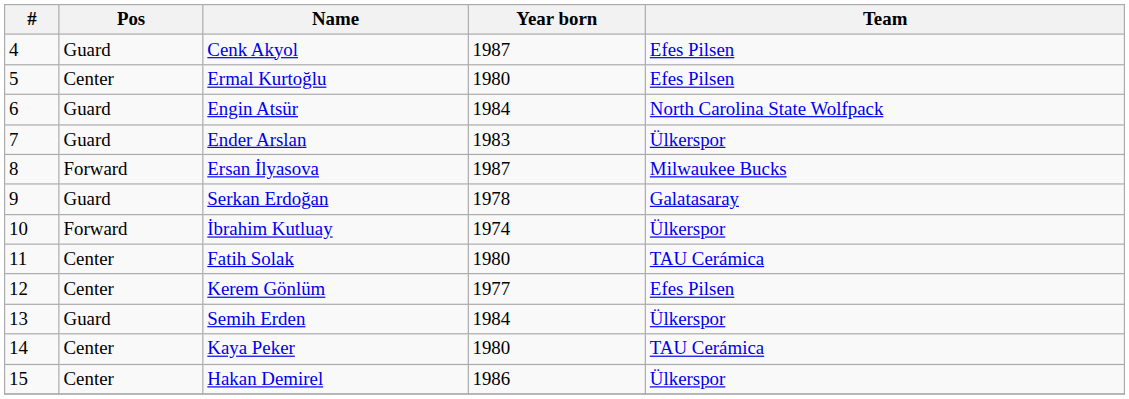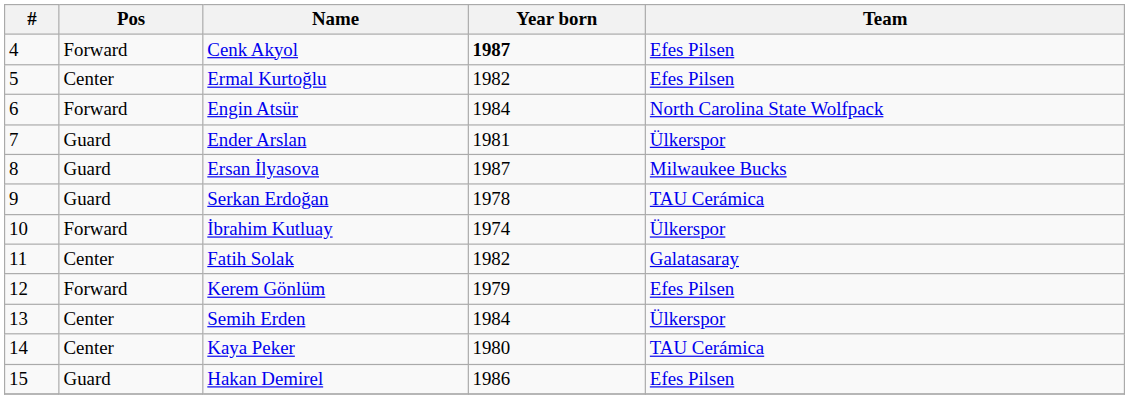(87, 49) Guard -> (96, 49) Forward
(491, 49) normal -> (491, 49) bold
(491, 79) 1980 -> (491, 79) 1982
(87, 109) Guard -> (96, 109) Forward
(491, 139) 1983 -> (491, 139) 1981
(96, 169) Forward -> (87, 169) Guard
(694, 199) Galatasaray -> (707, 199) TAU Cerámica
(491, 259) 1980 -> (491, 259) 1982
(707, 259) TAU Cerámica -> (694, 259) Galatasaray
(89, 288) Center -> (96, 288) Forward
(491, 288) 1977 -> (491, 288) 1979
(87, 318) Guard -> (89, 318) Center
(89, 378) Center -> (87, 378) Guard
(688, 378) Ülkerspor -> (692, 378) Efes Pilsen
